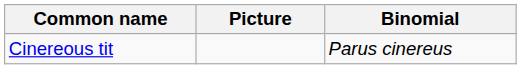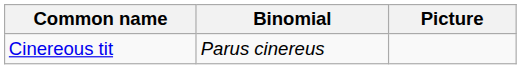columns swapped: (420, 19) <-> (260, 19)
